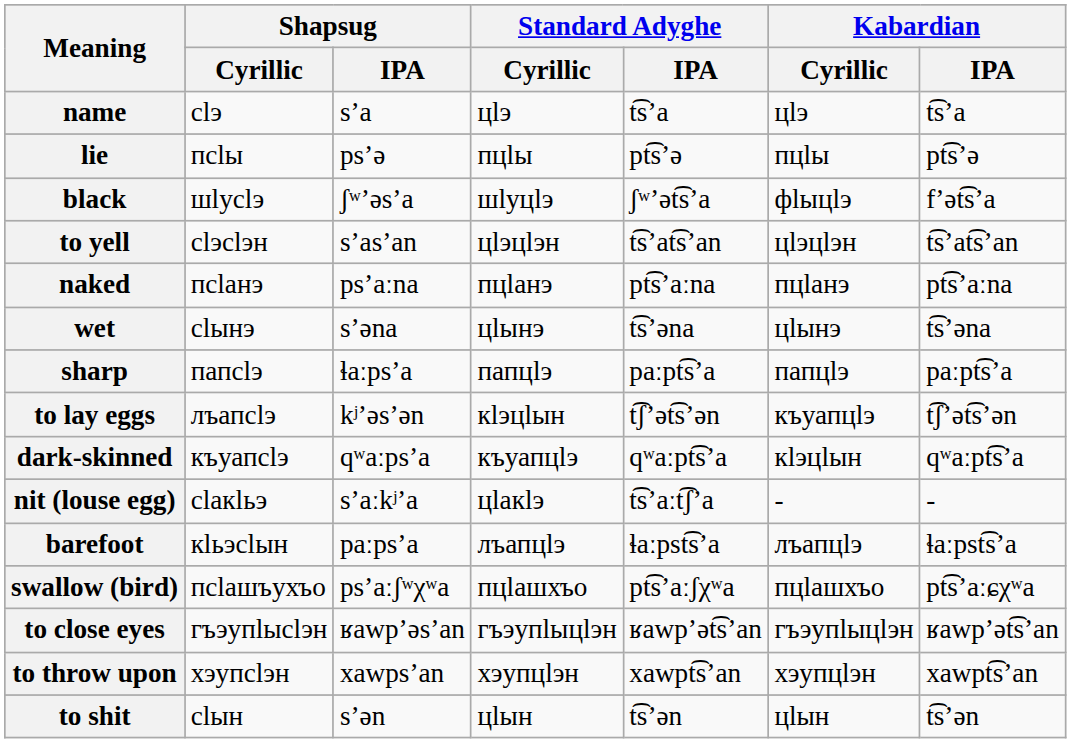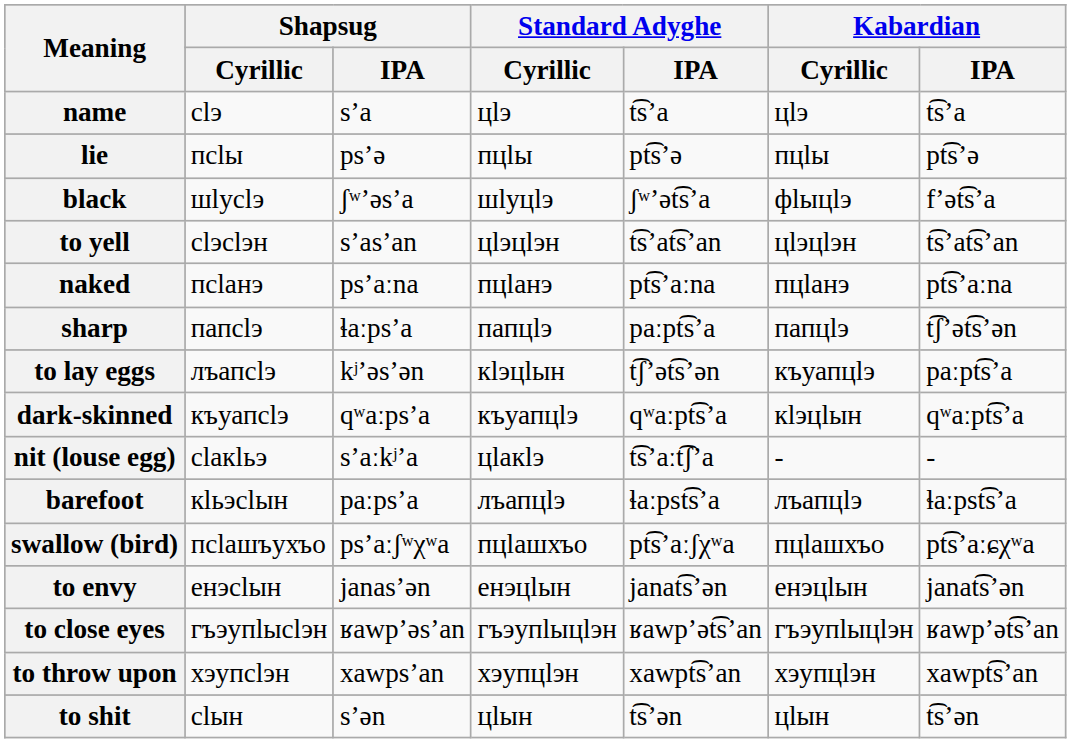- row: (95, 328)
(969, 371) paːpt͡sʼa -> (972, 328) t͡ʃʼət͡sʼən
(972, 414) t͡ʃʼət͡sʼən -> (969, 371) paːpt͡sʼa
+ row: (95, 586)
